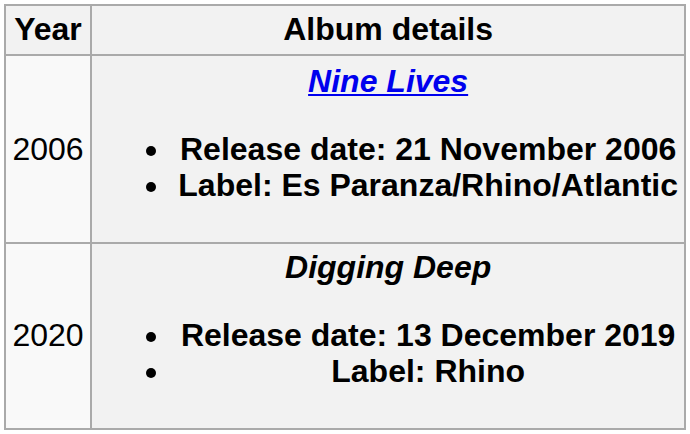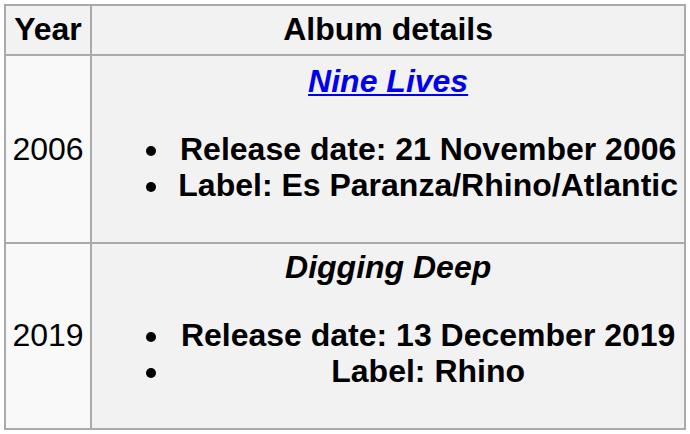(48, 335) 2020 -> (48, 335) 2019
